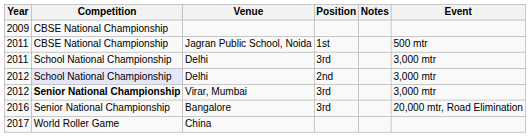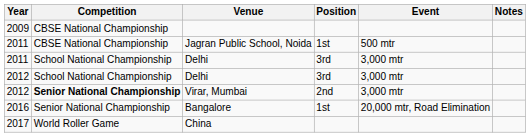columns swapped: (458, 12) <-> (375, 12)
(103, 76) lavender background -> (103, 76) no background
(325, 76) 2nd -> (324, 76) 3rd
(324, 92) 3rd -> (325, 92) 2nd
(324, 108) 3rd -> (323, 108) 1st
